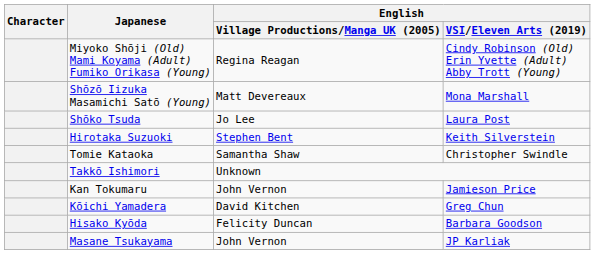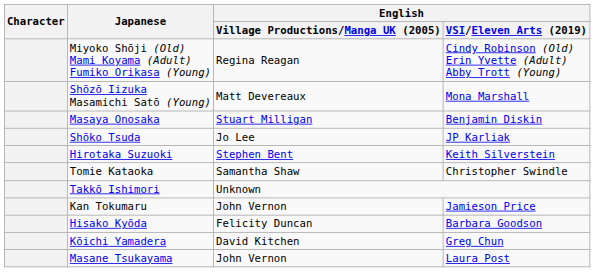+ row: (115, 119)
(478, 119) Laura Post -> (478, 137) JP Karliak
rows swapped: (108, 224) <-> (118, 206)
(478, 241) JP Karliak -> (478, 258) Laura Post
